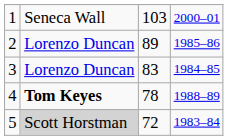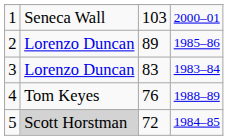(197, 69) 1984–85 -> (197, 69) 1983–84
(63, 95) bold -> (62, 95) normal
(150, 95) 78 -> (150, 95) 76
(197, 122) 1983–84 -> (197, 122) 1984–85
